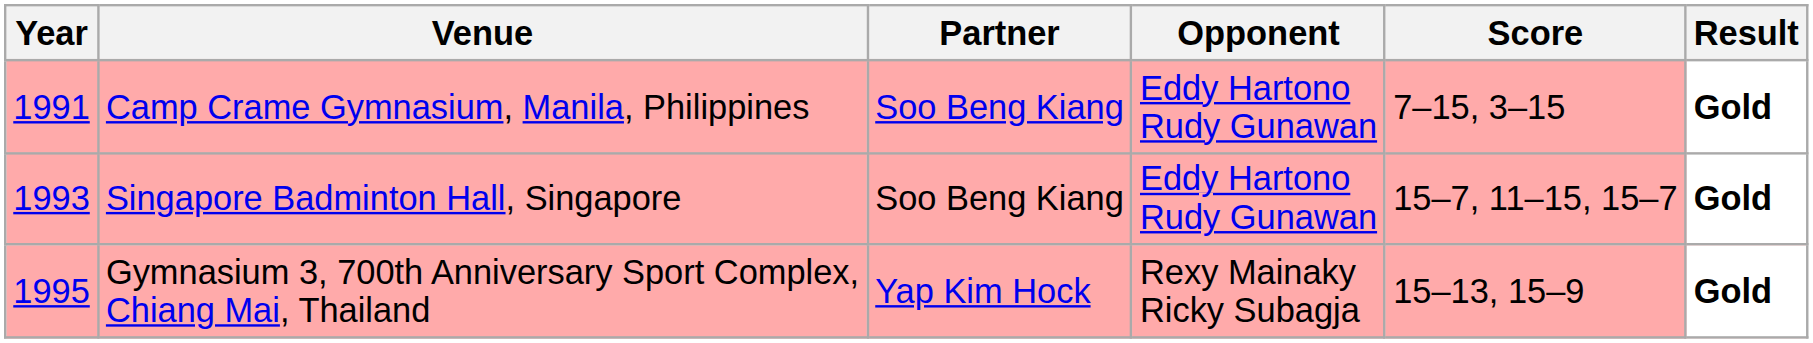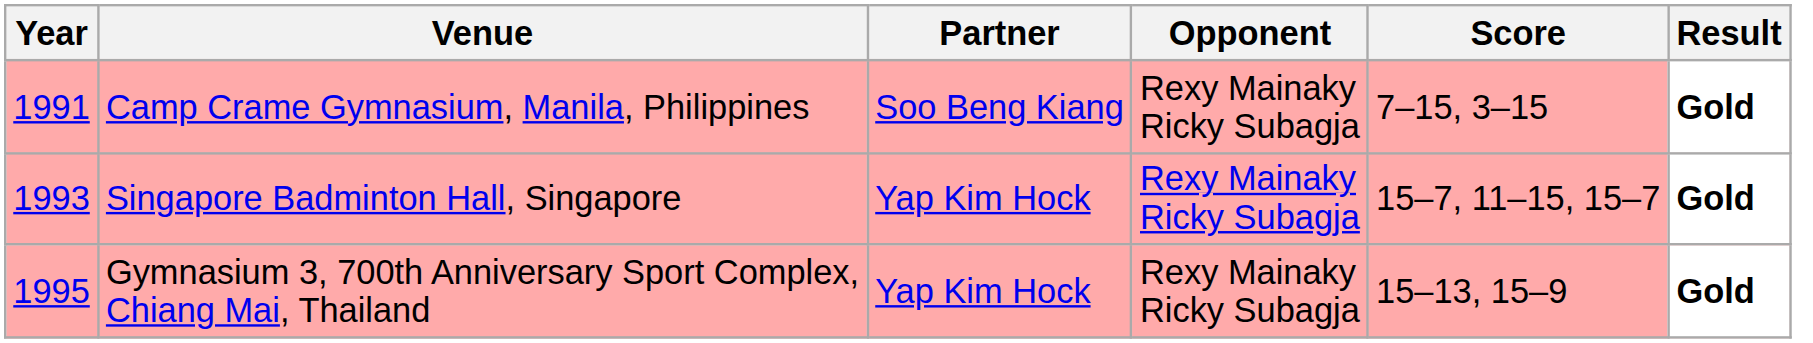(1259, 106) Eddy Hartono Rudy Gunawan -> (1250, 106) Rexy Mainaky Ricky Subagja
(1000, 199) Soo Beng Kiang -> (983, 199) Yap Kim Hock
(1259, 199) Eddy Hartono Rudy Gunawan -> (1250, 199) Rexy Mainaky Ricky Subagja
